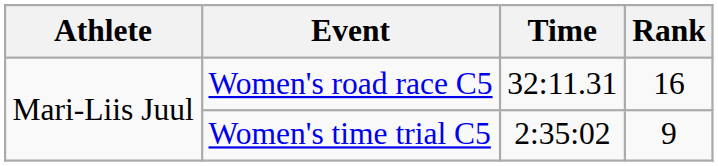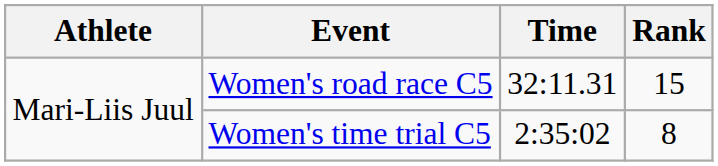(669, 82) 16 -> (669, 82) 15
(669, 134) 9 -> (669, 134) 8
